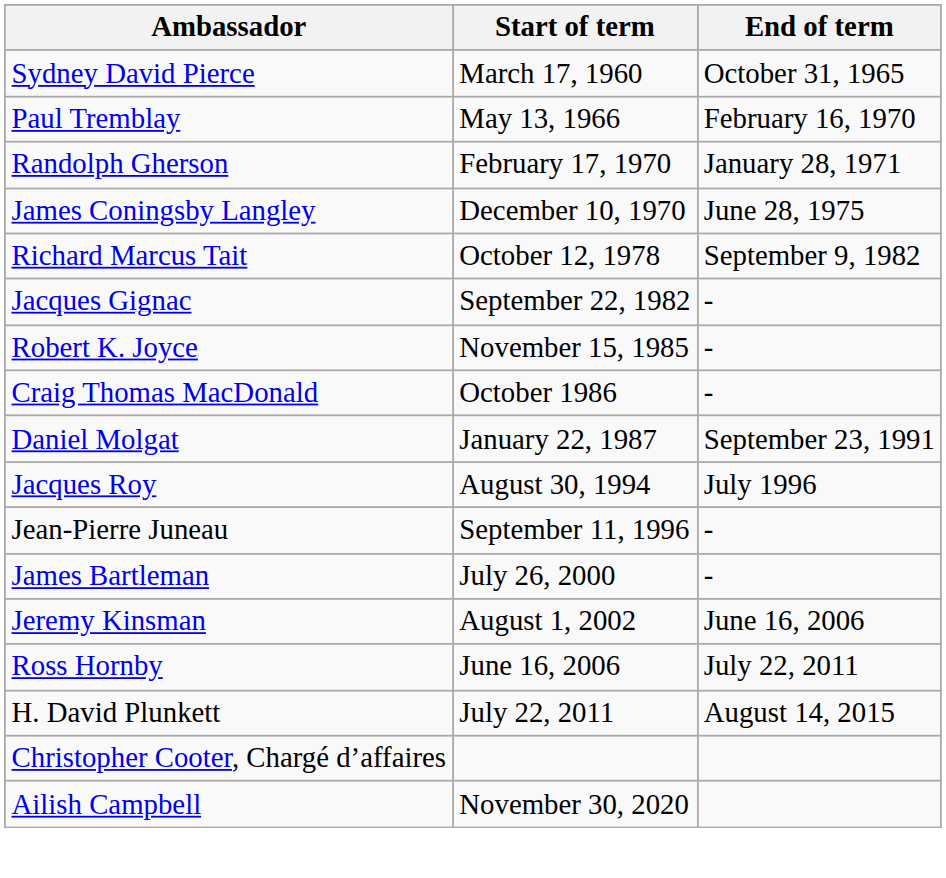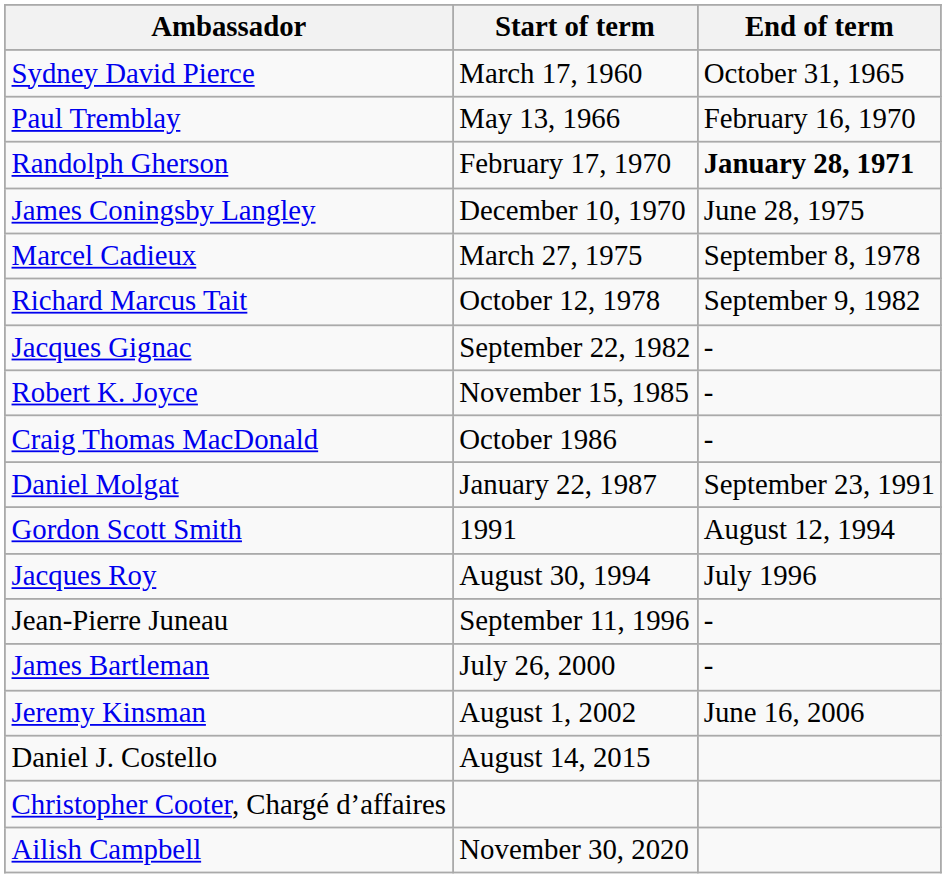(803, 164) normal -> (809, 164) bold
+ row: (104, 255)
+ row: (127, 529)
- row: (87, 666)
- row: (116, 712)
+ row: (114, 758)
